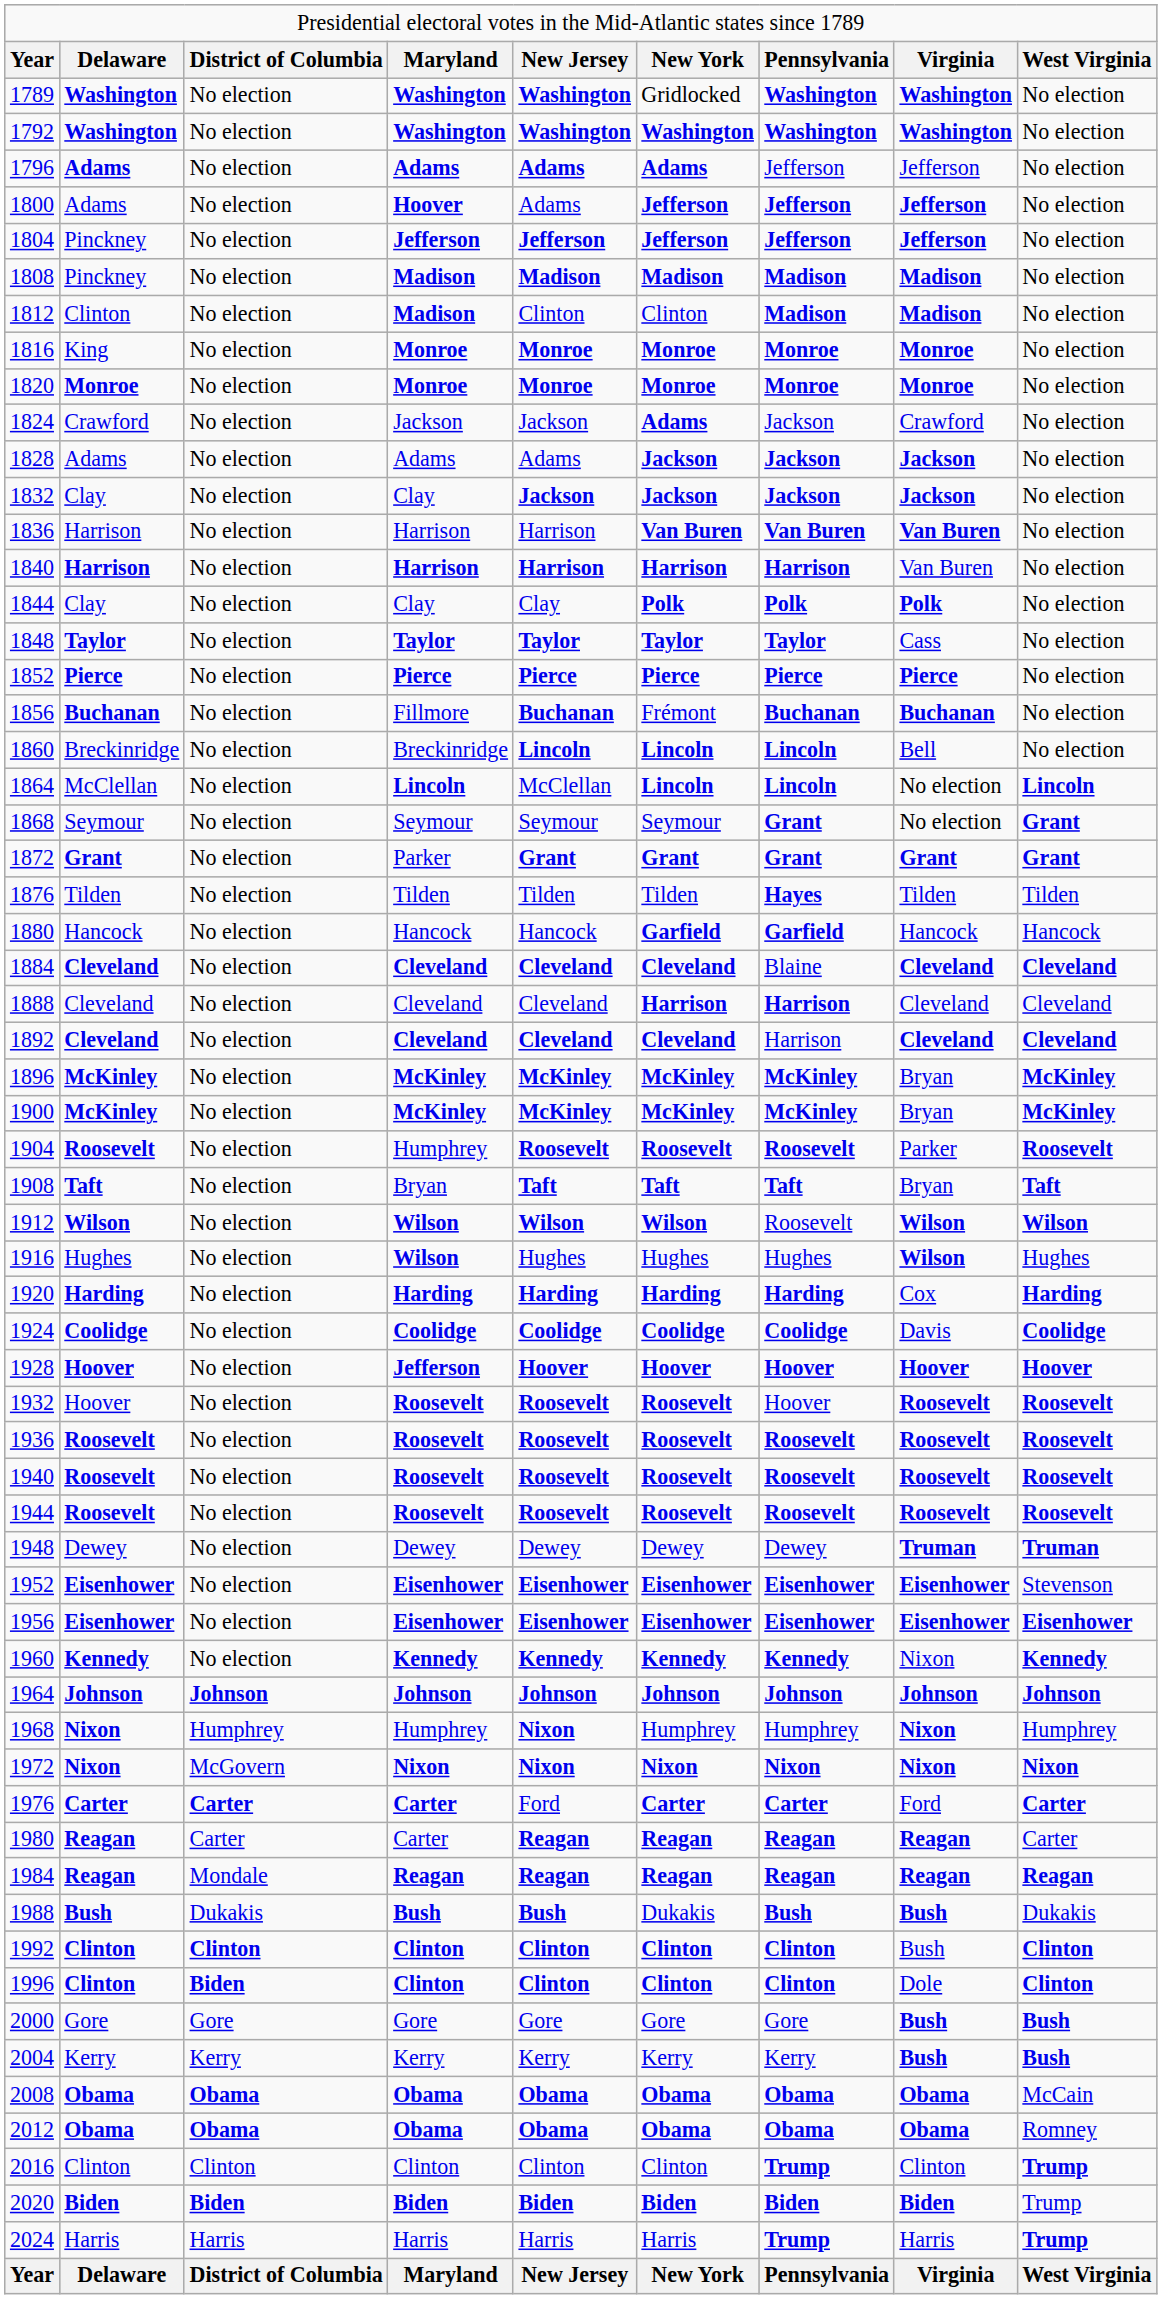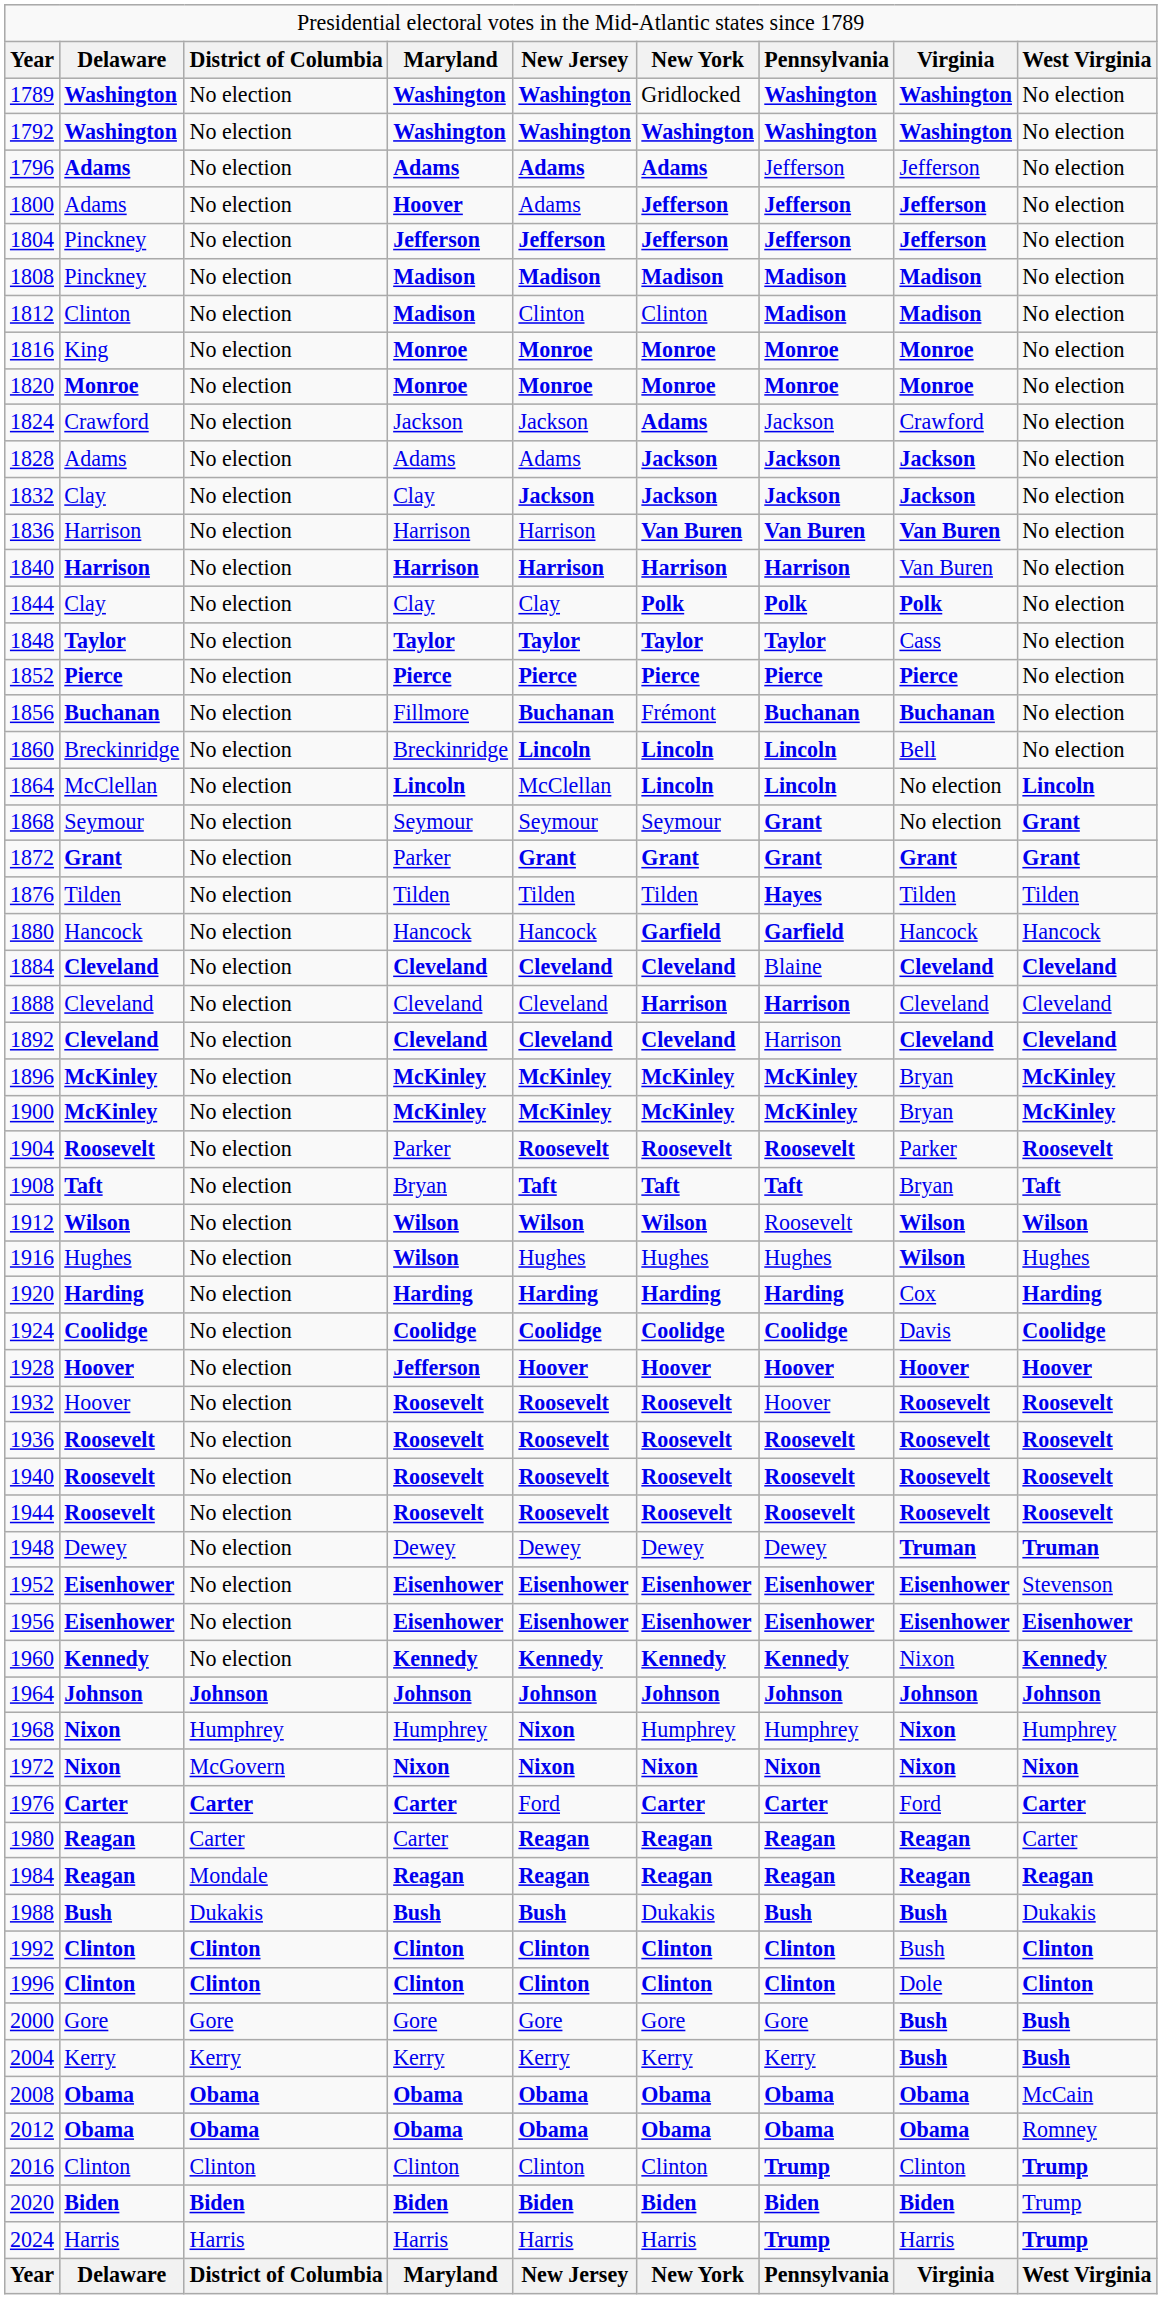(440, 1149) Humphrey -> (422, 1149) Parker
(217, 1985) Biden -> (225, 1985) Clinton
